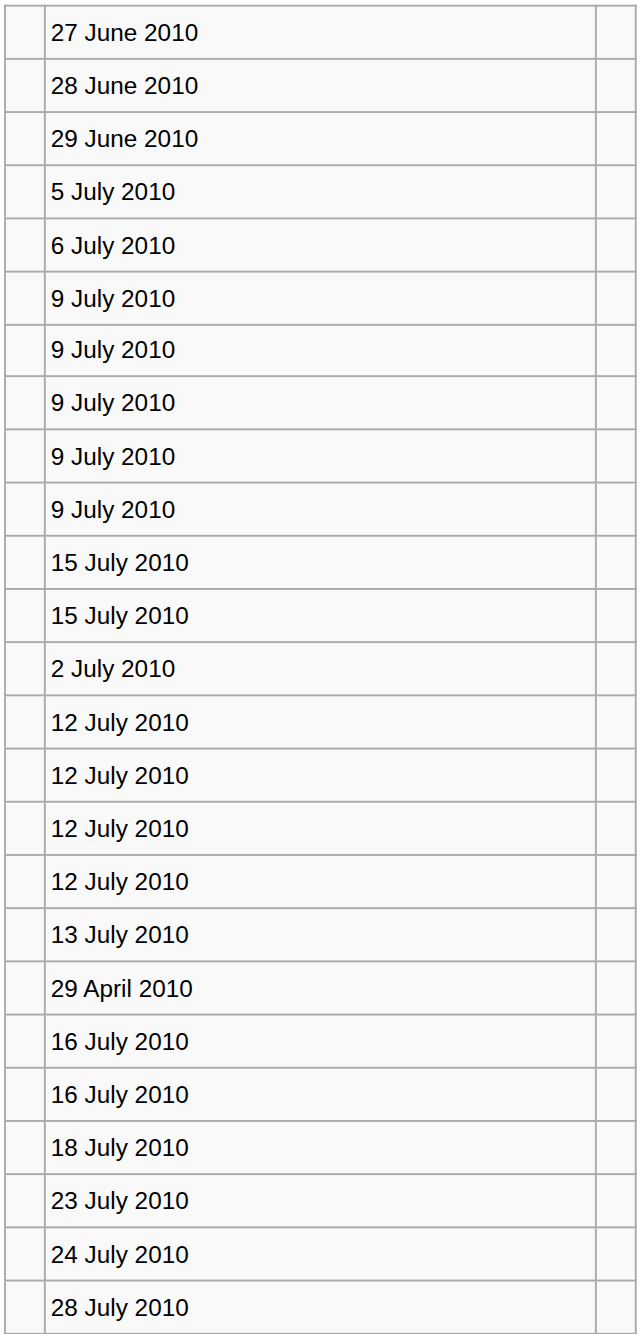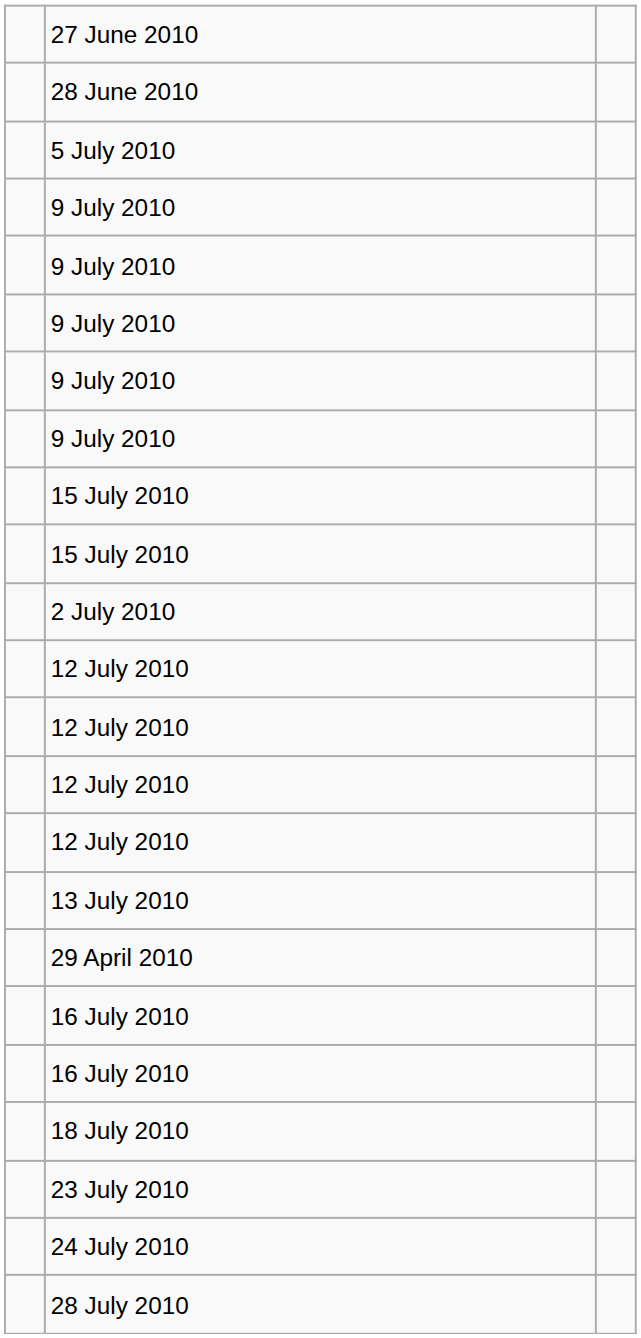- row: (25, 138)
- row: (25, 244)
